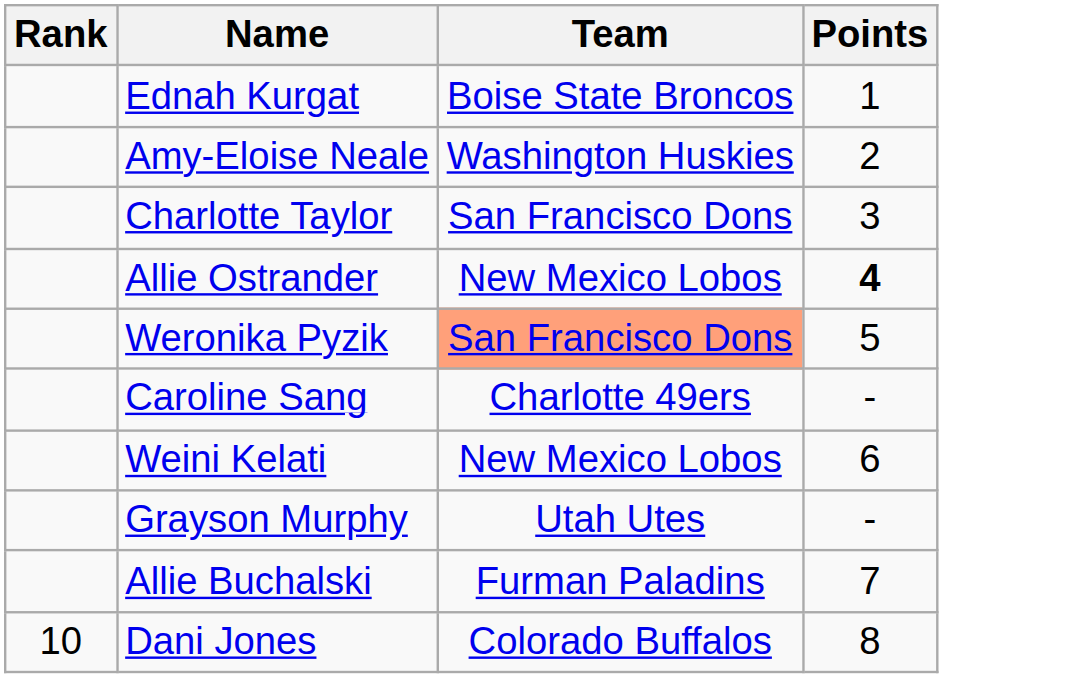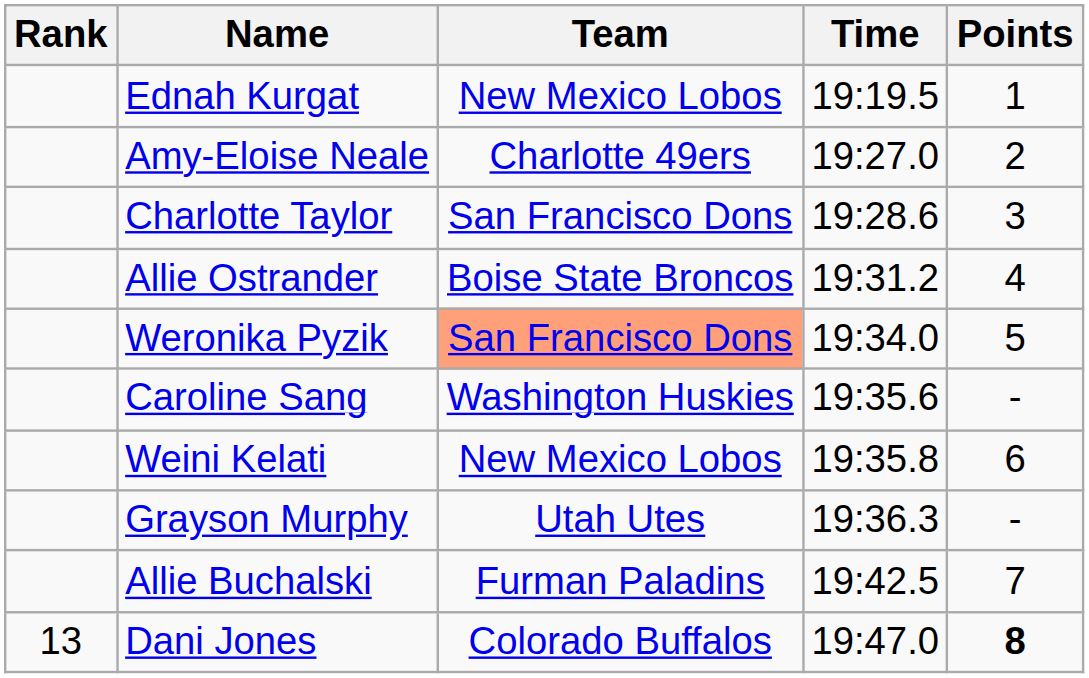+ column: (875, 34)
(620, 95) Boise State Broncos -> (620, 95) New Mexico Lobos
(620, 156) Washington Huskies -> (620, 156) Charlotte 49ers
(620, 277) New Mexico Lobos -> (620, 277) Boise State Broncos
(870, 277) bold -> (1015, 277) normal
(620, 398) Charlotte 49ers -> (620, 398) Washington Huskies
(61, 641) 10 -> (61, 641) 13
(870, 641) normal -> (1015, 641) bold
